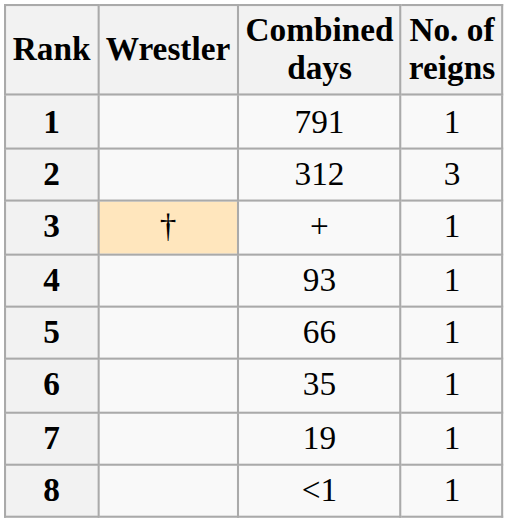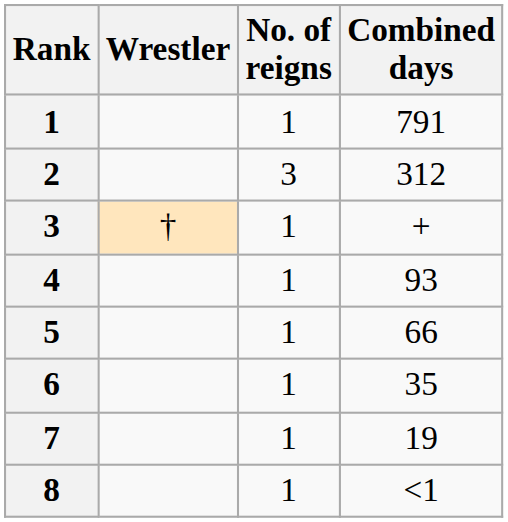columns swapped: (452, 49) <-> (320, 49)
